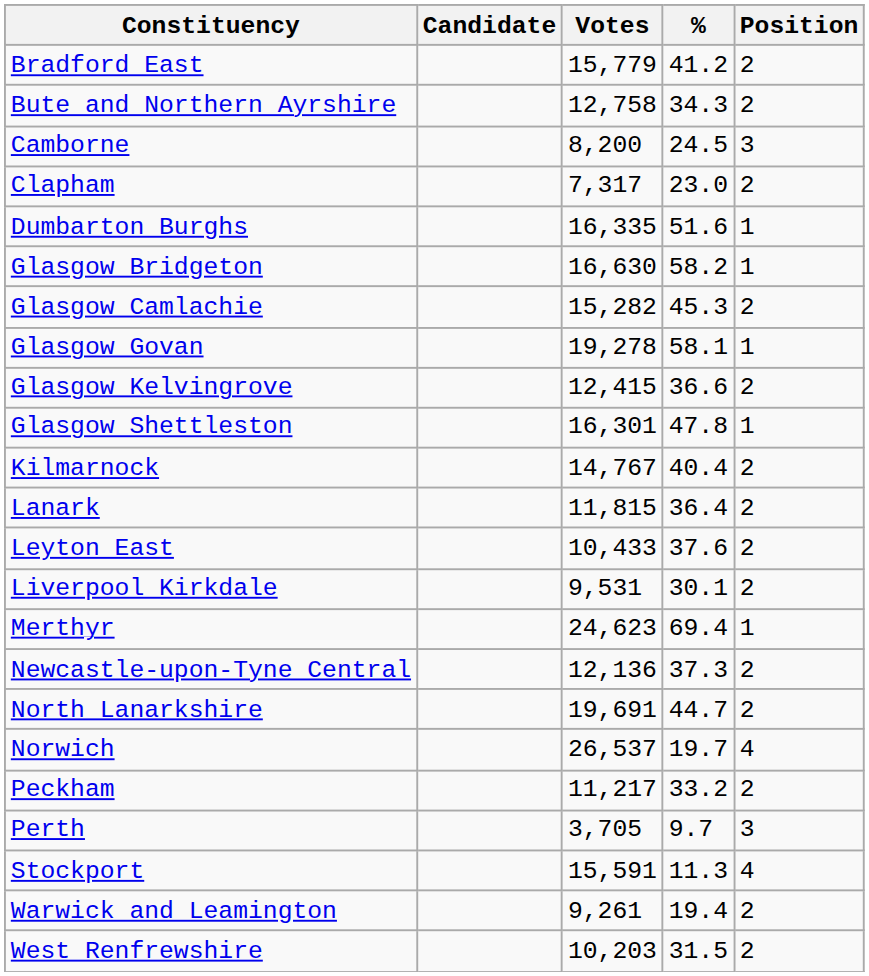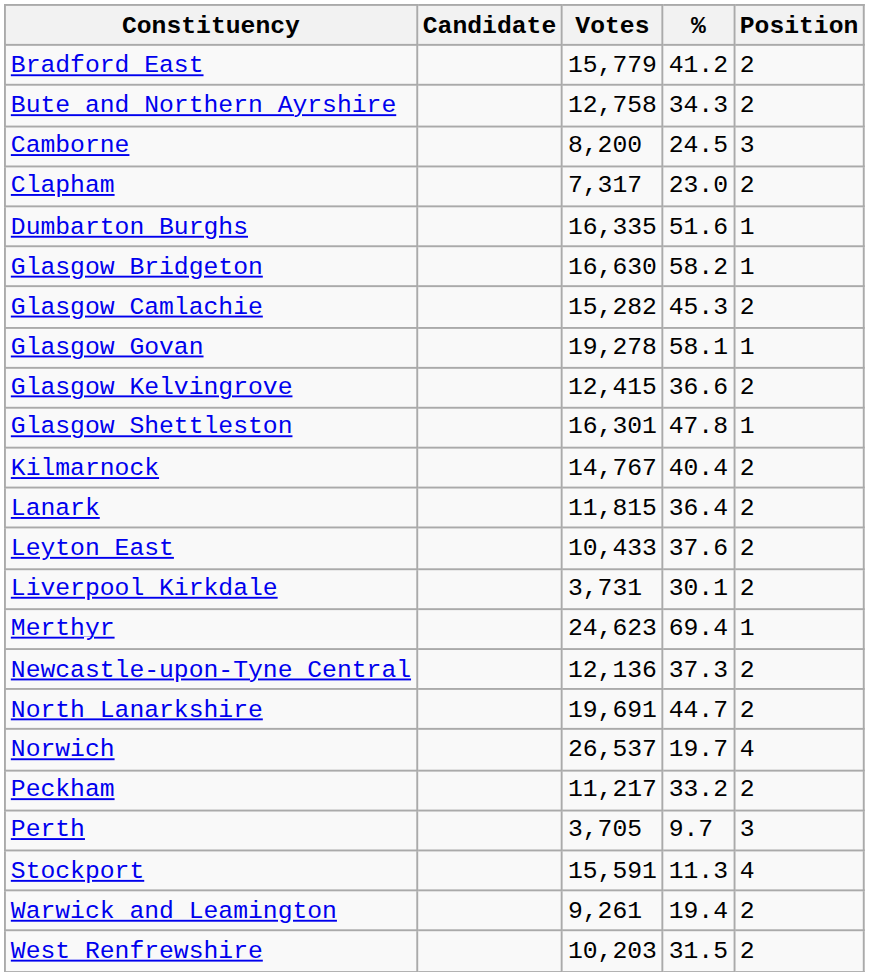(605, 589) 9,531 -> (605, 589) 3,731
